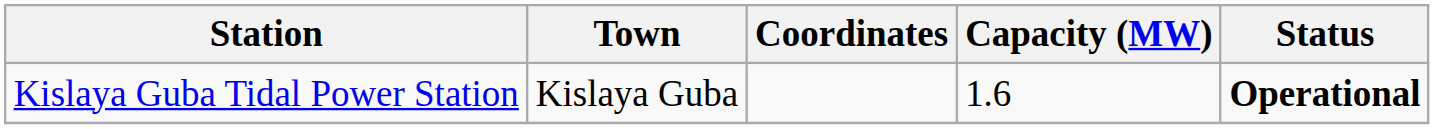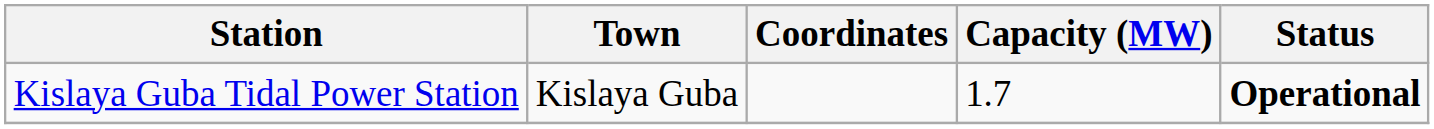(988, 92) 1.6 -> (988, 92) 1.7
